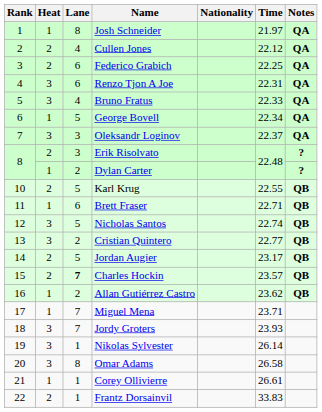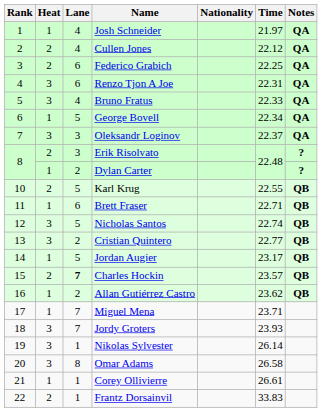(77, 30) 8 -> (77, 30) 4
(49, 258) 2 -> (49, 258) 1
